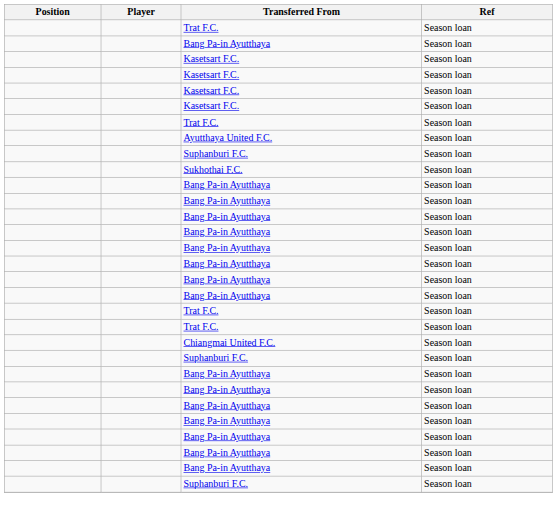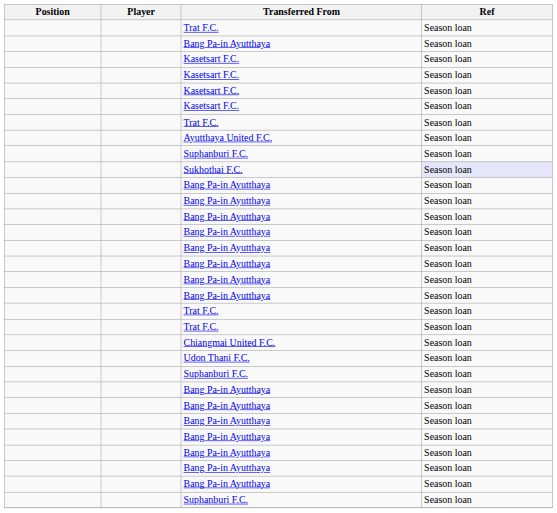(448, 169) no background -> (448, 169) lavender background
+ row: (53, 358)
